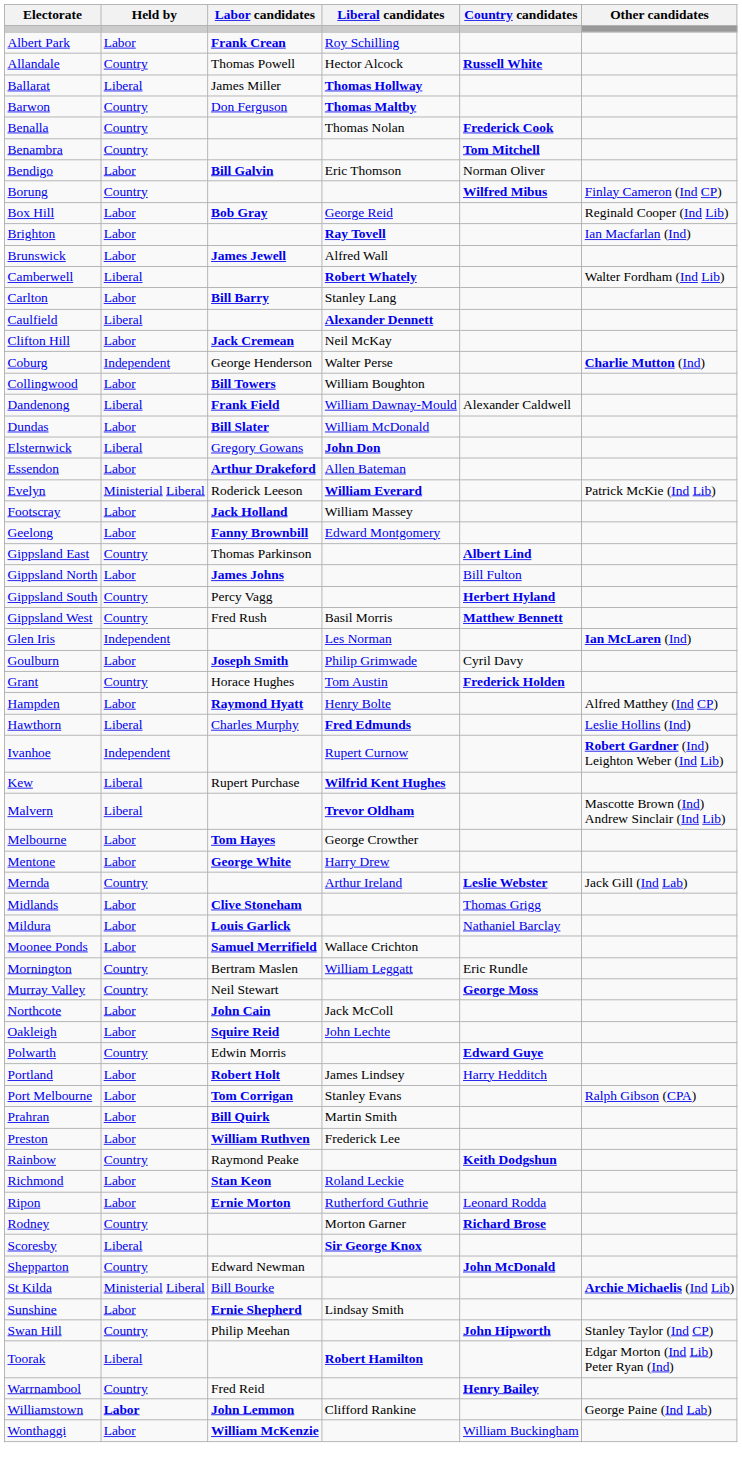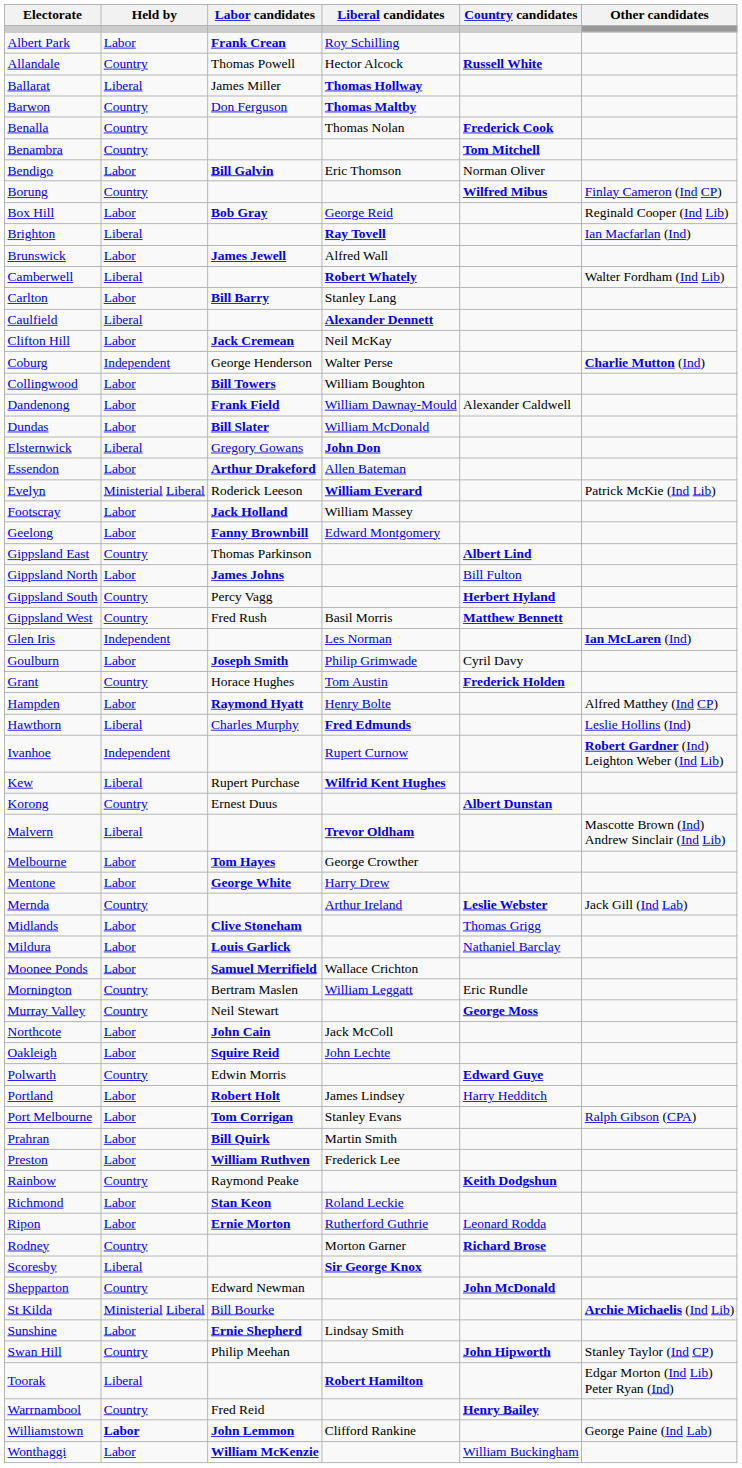(120, 234) Labor -> (123, 234) Liberal
(123, 405) Liberal -> (120, 405) Labor
+ row: (28, 803)
